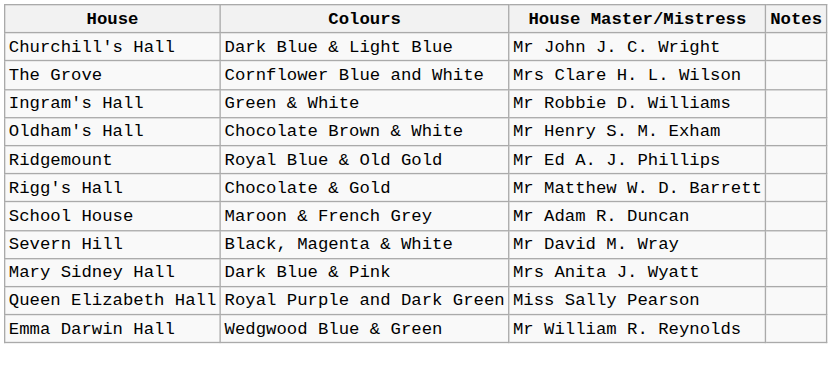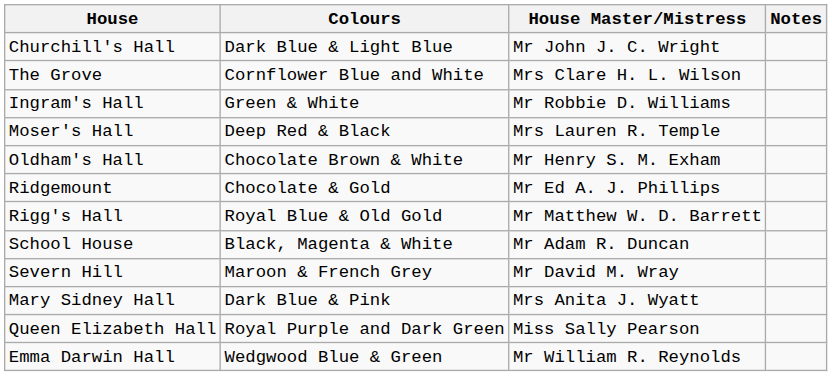+ row: (71, 131)
(333, 160) Royal Blue & Old Gold -> (308, 188) Chocolate & Gold
(308, 188) Chocolate & Gold -> (333, 216) Royal Blue & Old Gold
(328, 216) Maroon & French Grey -> (339, 244) Black, Magenta & White
(339, 244) Black, Magenta & White -> (328, 272) Maroon & French Grey
